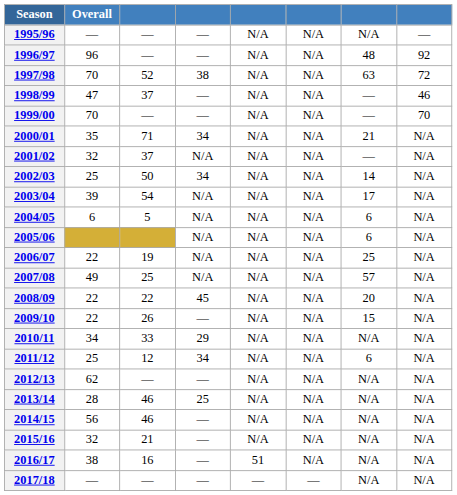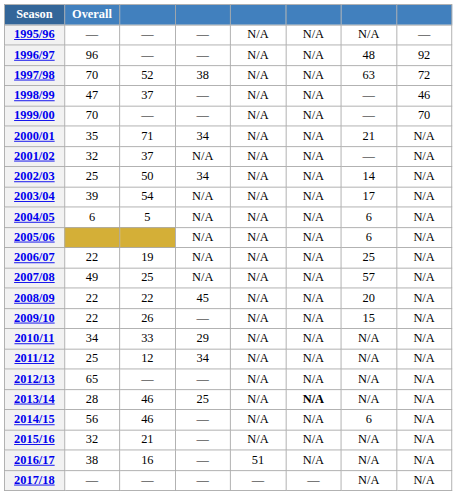(369, 358) 6 -> (369, 358) N/A
(92, 378) 62 -> (92, 378) 65
(313, 399) normal -> (313, 399) bold
(369, 419) N/A -> (369, 419) 6
